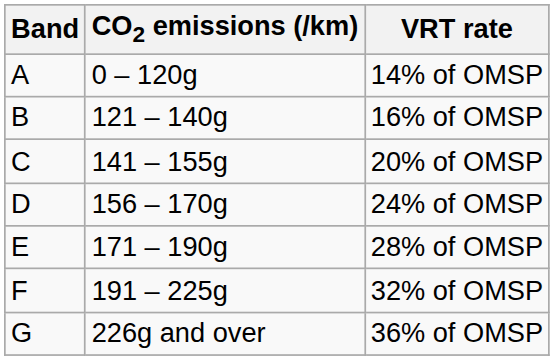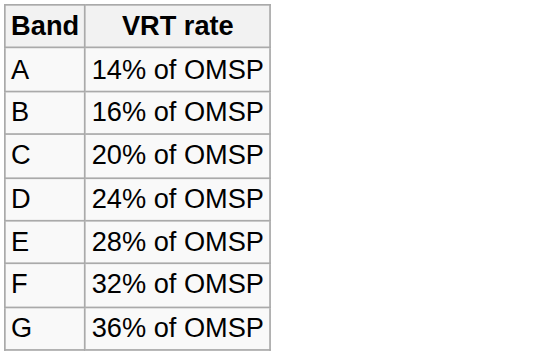- column: (225, 29)
